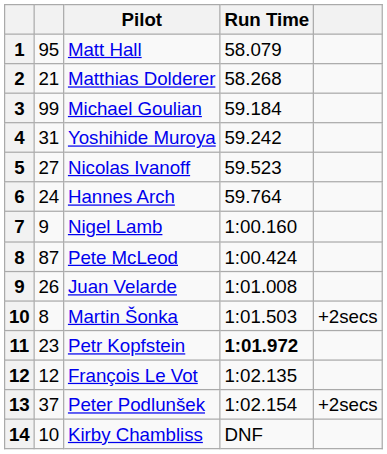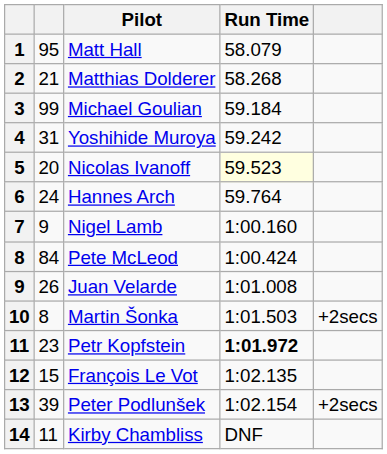(49, 168) 27 -> (49, 168) 20
(253, 168) no background -> (253, 168) lightyellow background
(49, 256) 87 -> (49, 256) 84
(49, 375) 12 -> (49, 375) 15
(49, 404) 37 -> (49, 404) 39
(49, 434) 10 -> (48, 434) 11
